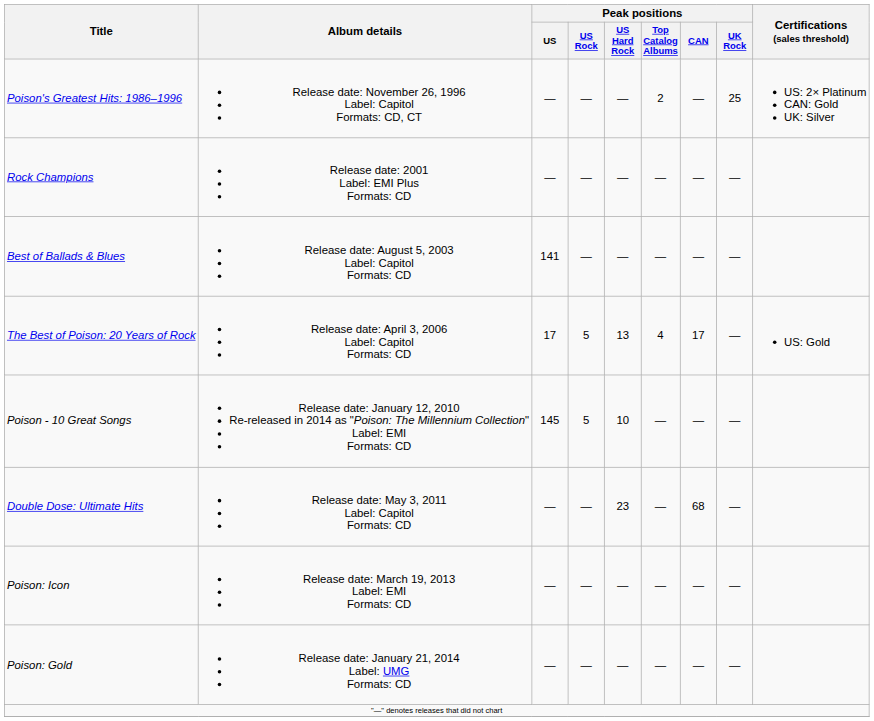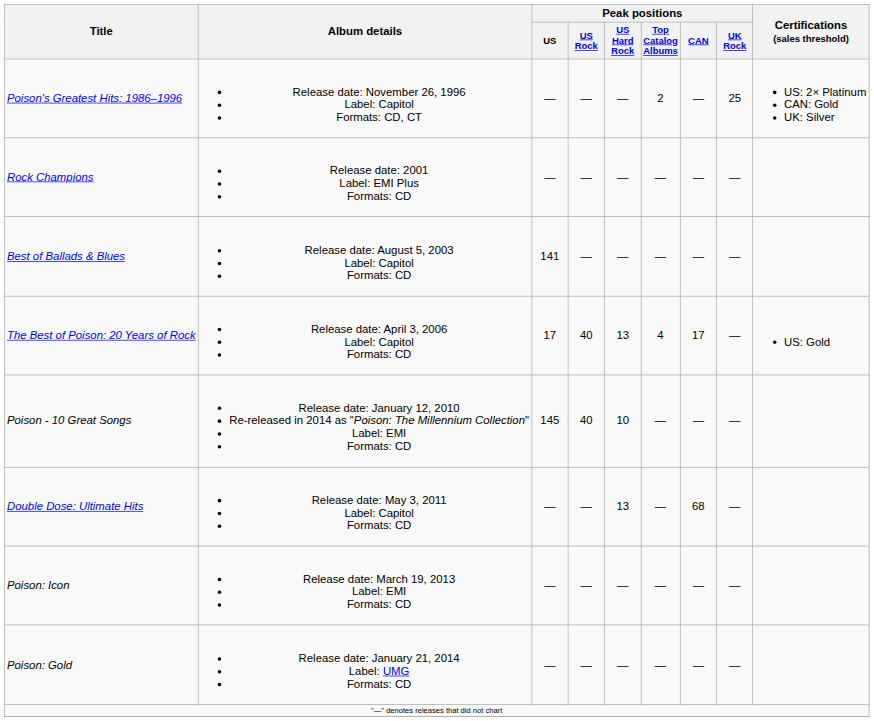(586, 335) 5 -> (586, 335) 40
(586, 421) 5 -> (586, 421) 40
(623, 506) 23 -> (623, 506) 13
